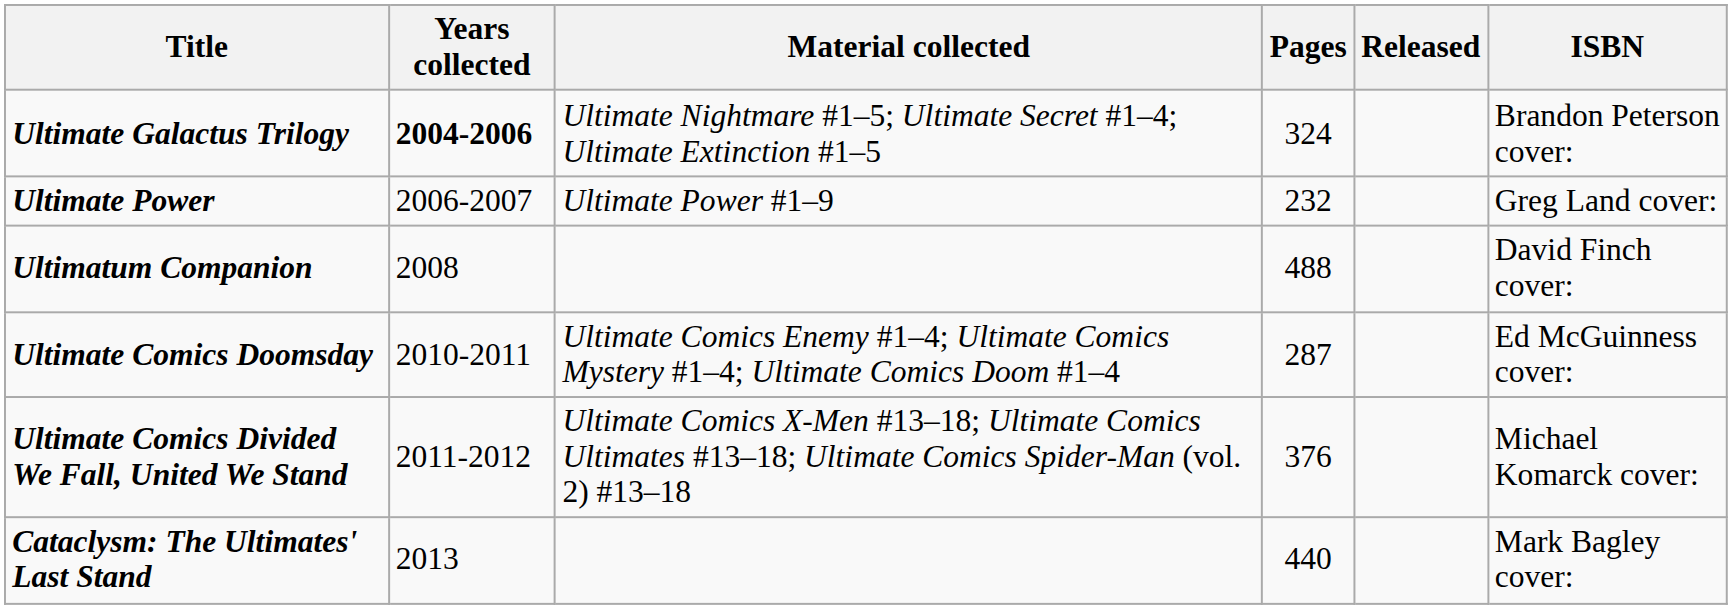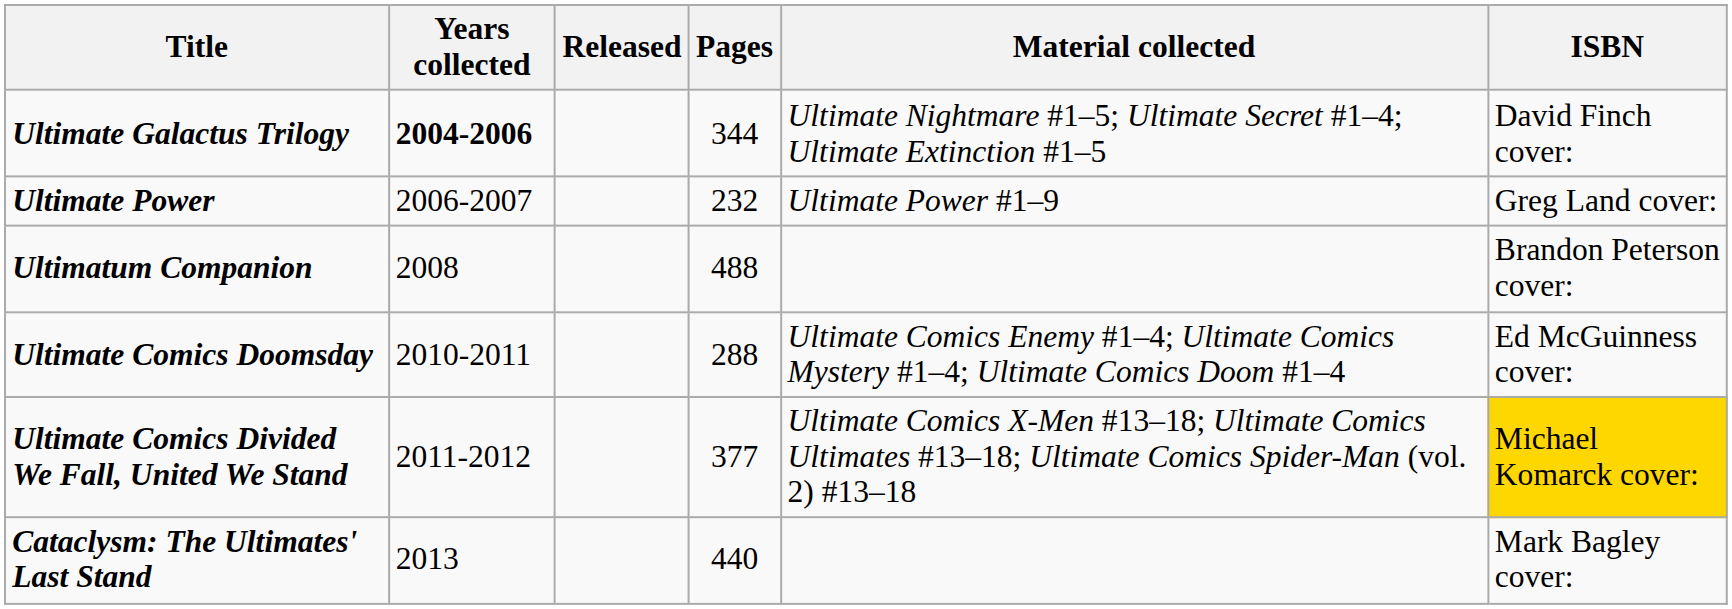columns swapped: (909, 47) <-> (1421, 47)
(1308, 132) 324 -> (735, 132) 344
(1607, 132) Brandon Peterson cover: -> (1573, 132) David Finch cover:
(1573, 268) David Finch cover: -> (1607, 268) Brandon Peterson cover:
(1308, 353) 287 -> (735, 353) 288
(1308, 456) 376 -> (735, 456) 377
(1597, 456) no background -> (1597, 456) gold background
